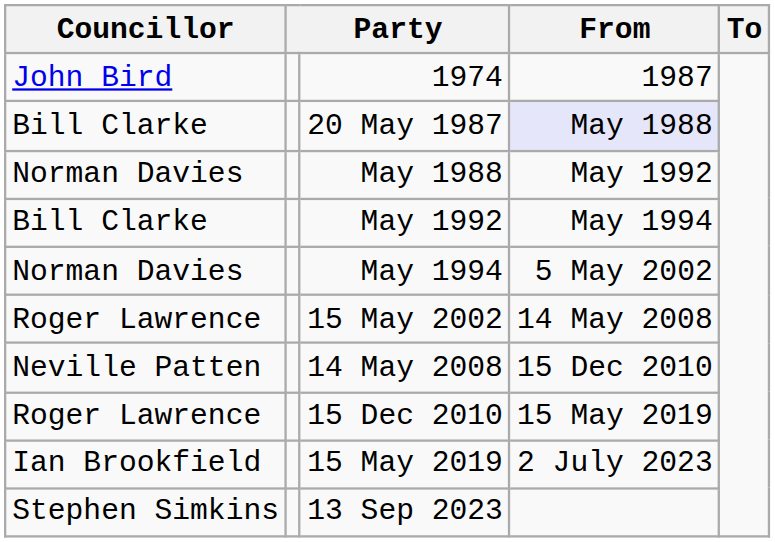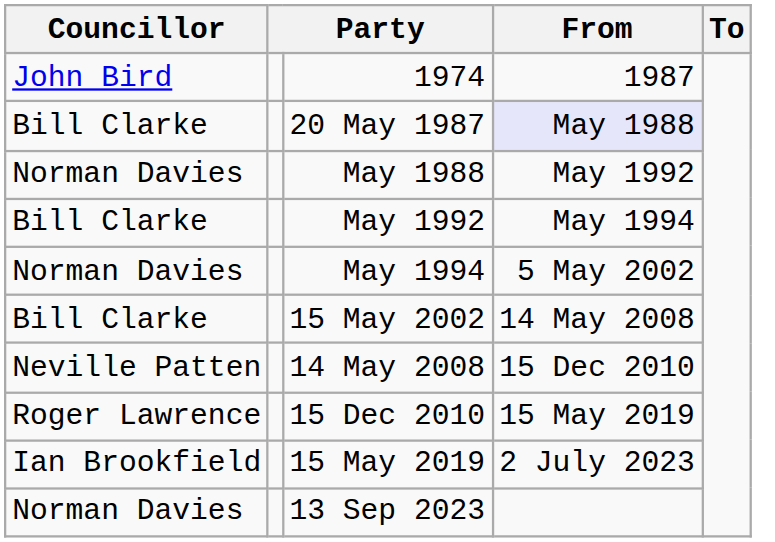(137, 319) Roger Lawrence -> (110, 319) Bill Clarke
(146, 512) Stephen Simkins -> (128, 512) Norman Davies
